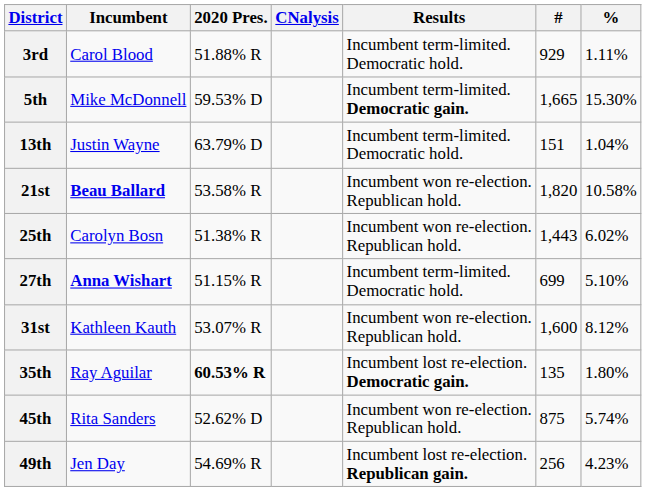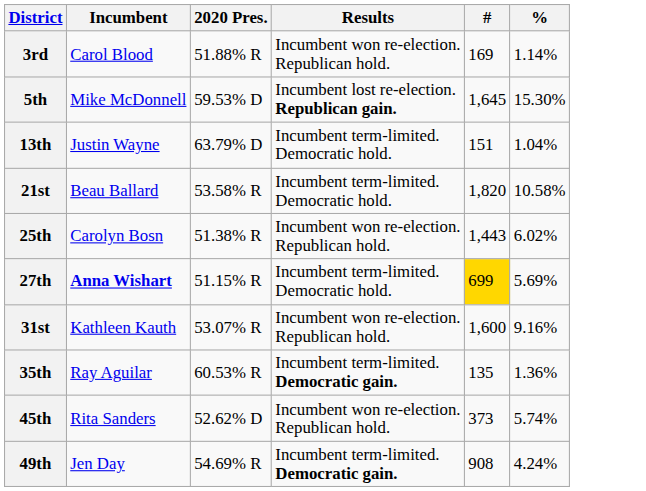- column: (307, 17)
(429, 53) Incumbent term-limited. Democratic hold. -> (368, 53) Incumbent won re-election. Republican hold.
(552, 53) 929 -> (481, 53) 169
(606, 53) 1.11% -> (536, 53) 1.14%
(429, 99) Incumbent term-limited. Democratic gain. -> (366, 99) Incumbent lost re-election. Republican gain.
(558, 99) 1,665 -> (487, 99) 1,645
(118, 190) bold -> (114, 190) normal
(439, 190) Incumbent won re-election. Republican hold. -> (357, 190) Incumbent term-limited. Democratic hold.
(552, 281) no background -> (481, 281) gold background
(607, 281) 5.10% -> (536, 281) 5.69%
(607, 327) 8.12% -> (536, 327) 9.16%
(230, 372) bold -> (228, 372) normal
(437, 372) Incumbent lost re-election. Democratic gain. -> (357, 372) Incumbent term-limited. Democratic gain.
(607, 372) 1.80% -> (536, 372) 1.36%
(552, 418) 875 -> (481, 418) 373
(437, 463) Incumbent lost re-election. Republican gain. -> (357, 463) Incumbent term-limited. Democratic gain.
(552, 463) 256 -> (481, 463) 908
(607, 463) 4.23% -> (536, 463) 4.24%
